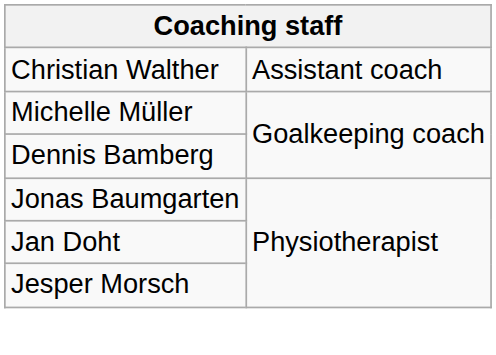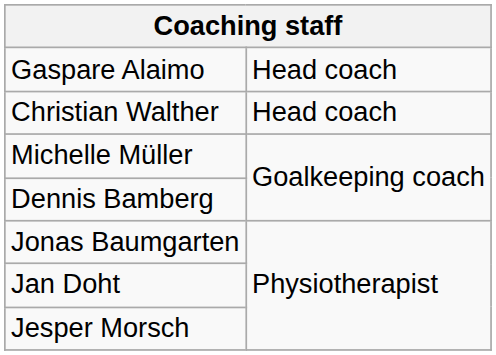+ row: (108, 69)
(347, 69) Assistant coach -> (325, 112) Head coach
